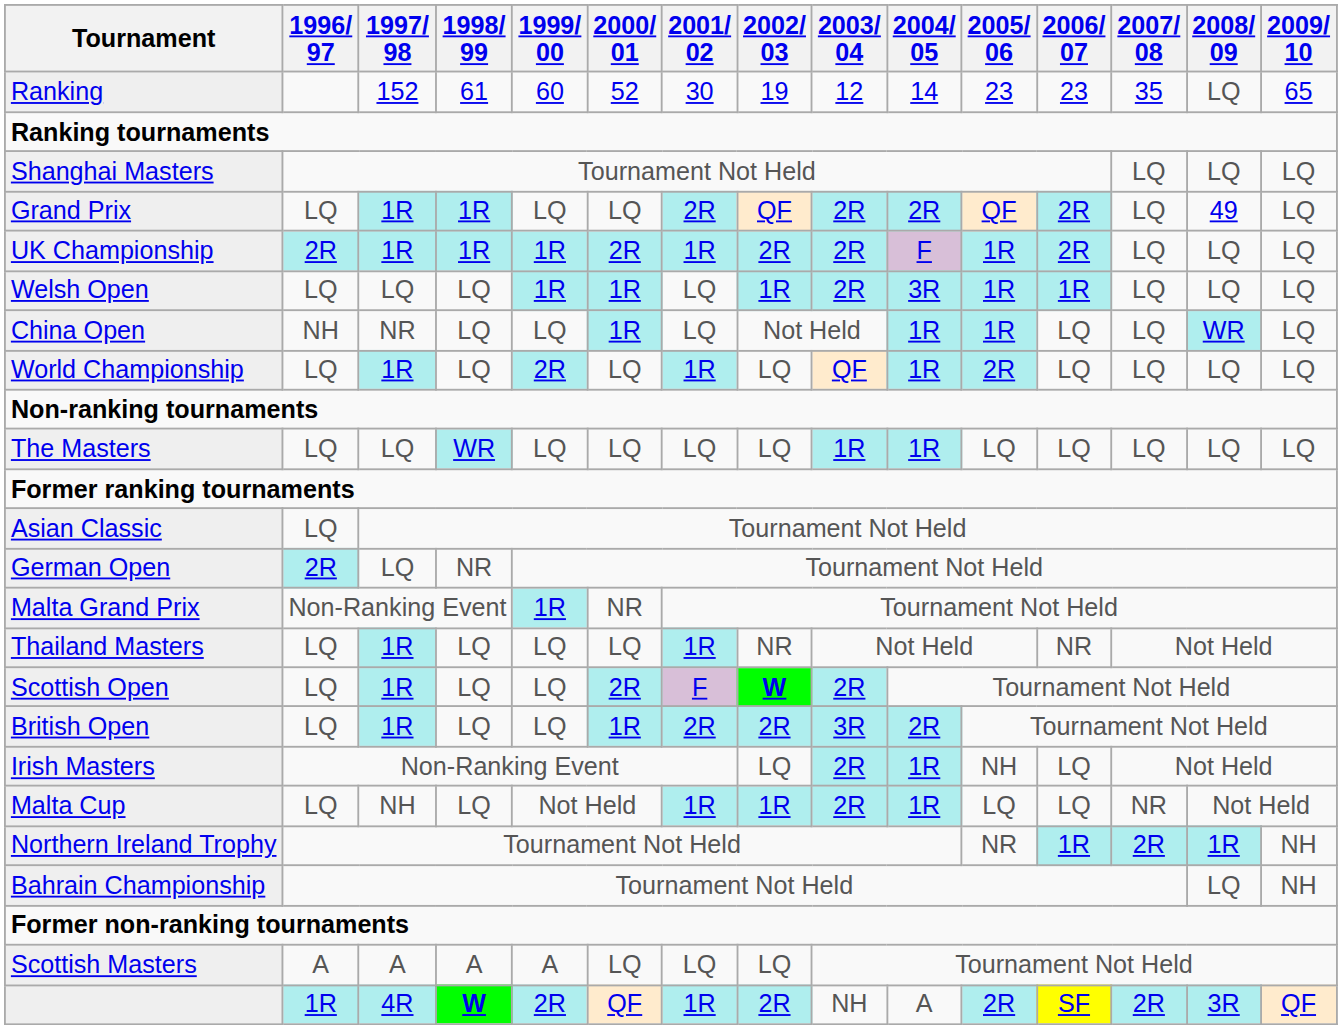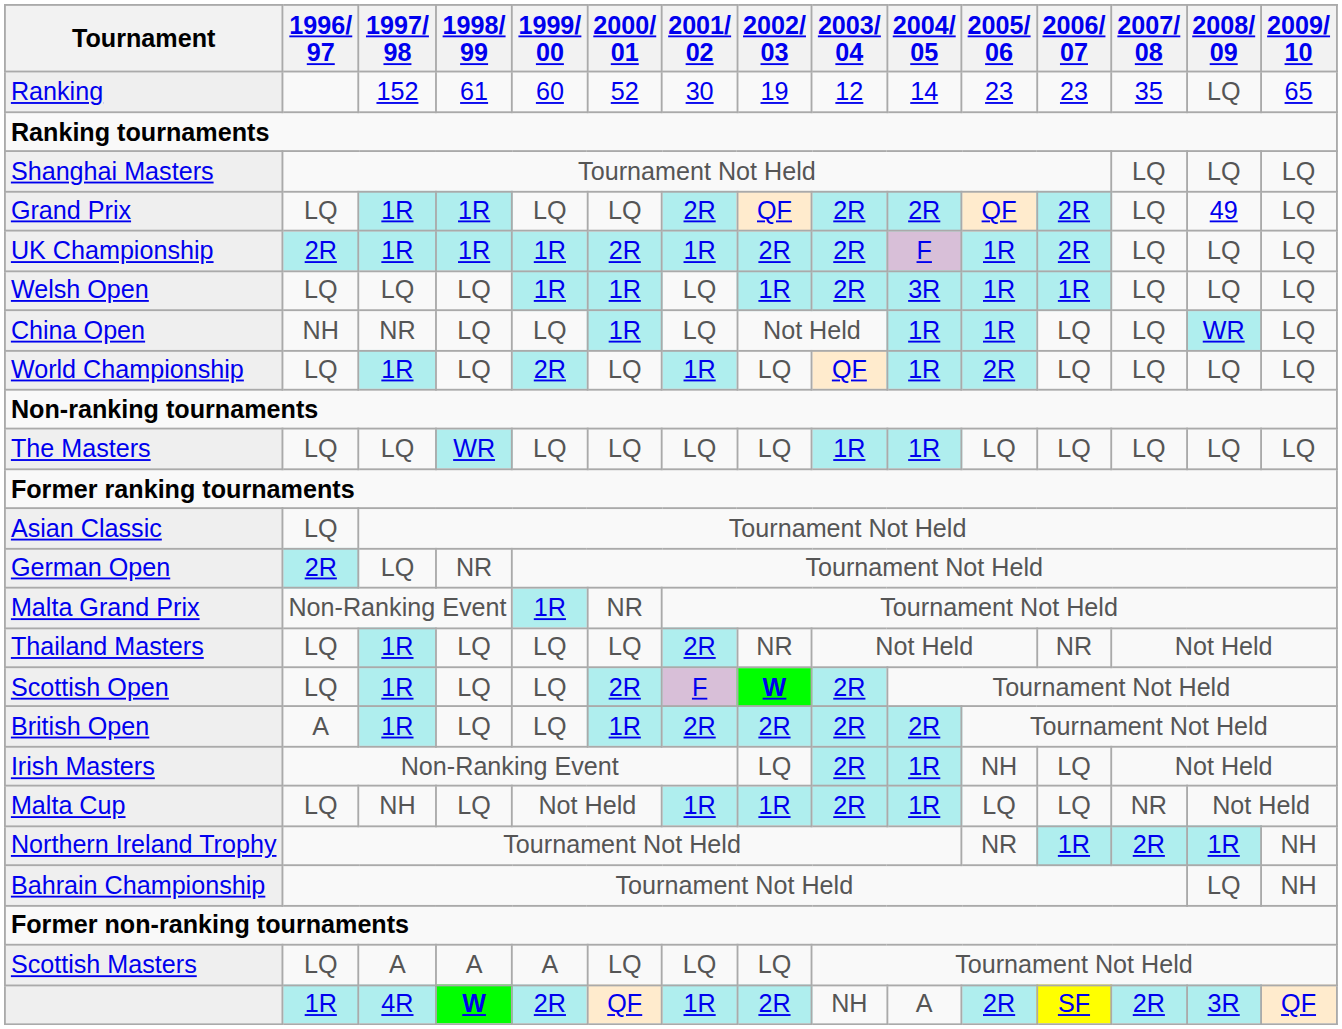(700, 647) 1R -> (700, 647) 2R
(321, 726) LQ -> (321, 726) A
(849, 726) 3R -> (849, 726) 2R
(321, 964) A -> (321, 964) LQ
